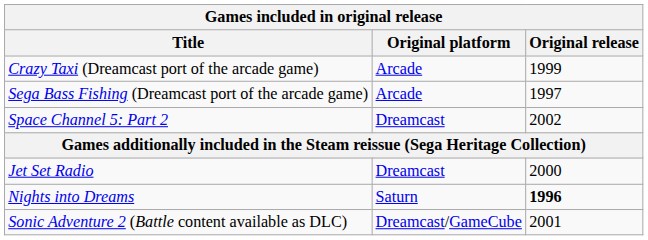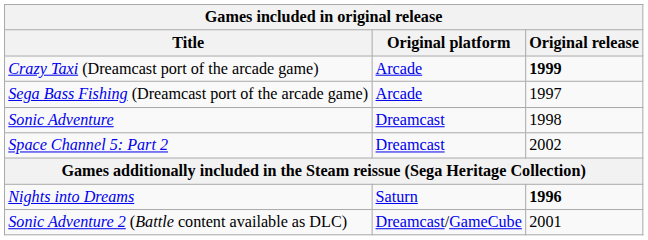(545, 68) normal -> (545, 68) bold
+ row: (61, 119)
- row: (51, 171)
